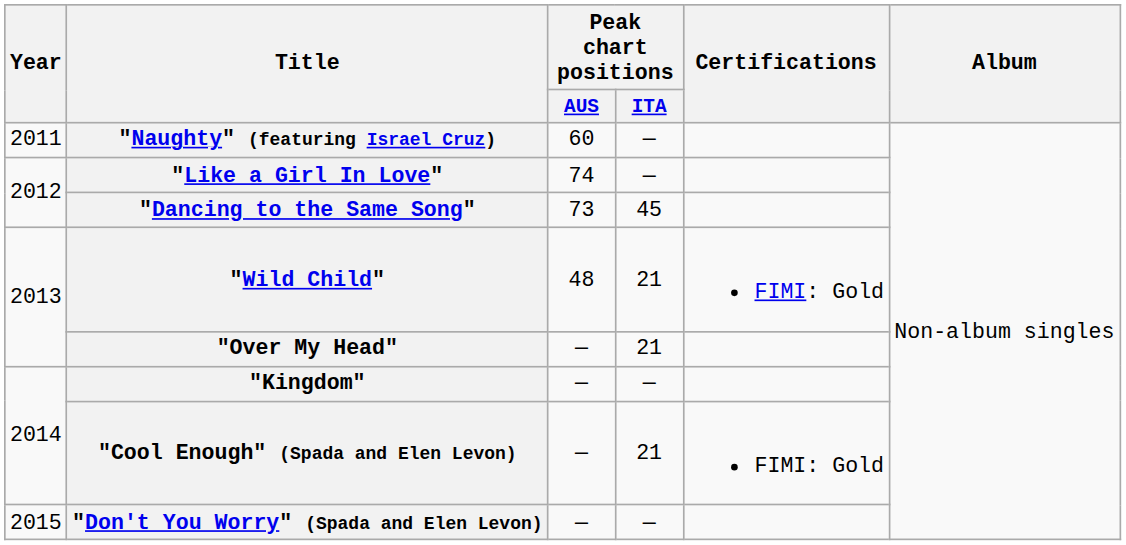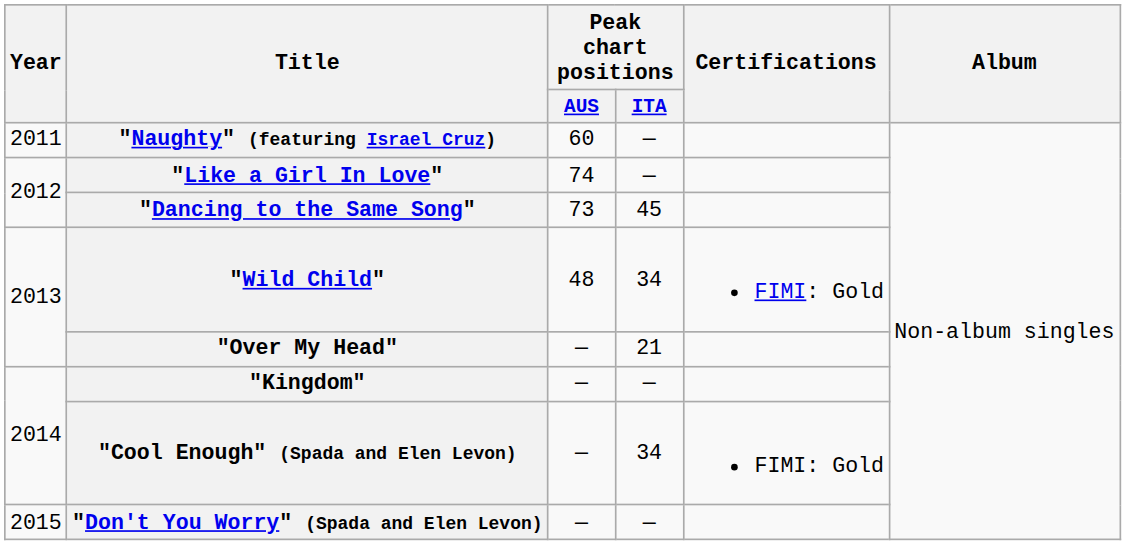(649, 280) 21 -> (649, 280) 34
(649, 453) 21 -> (649, 453) 34
